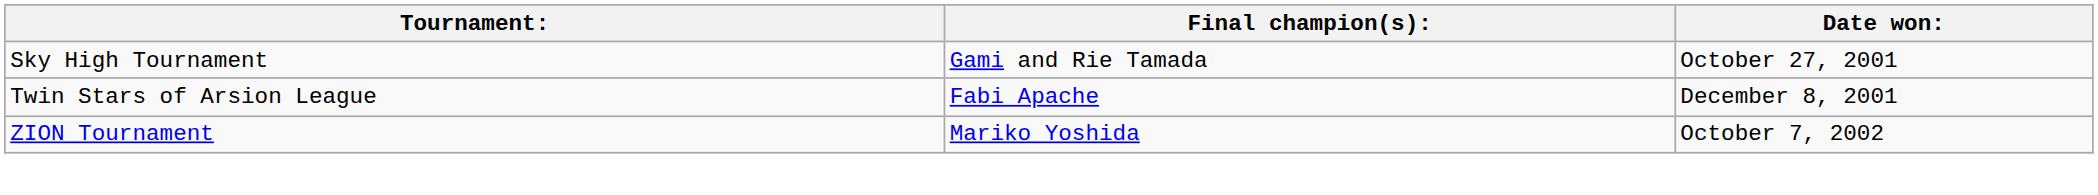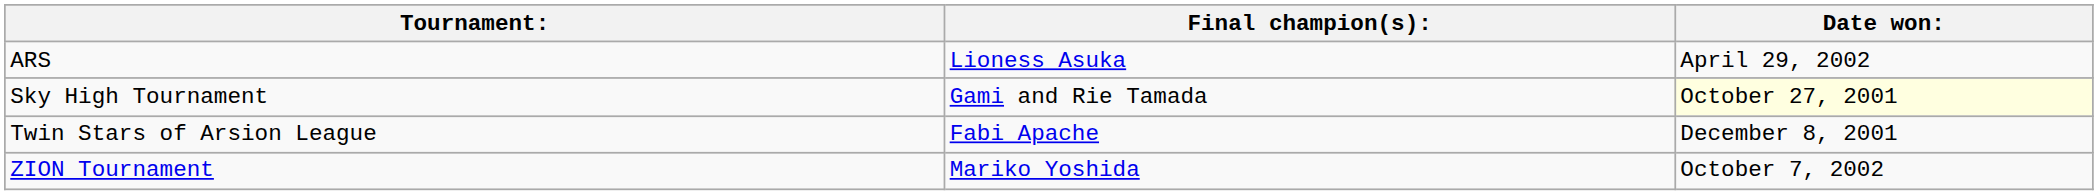+ row: (31, 60)
(1789, 60) no background -> (1789, 97) lightyellow background
